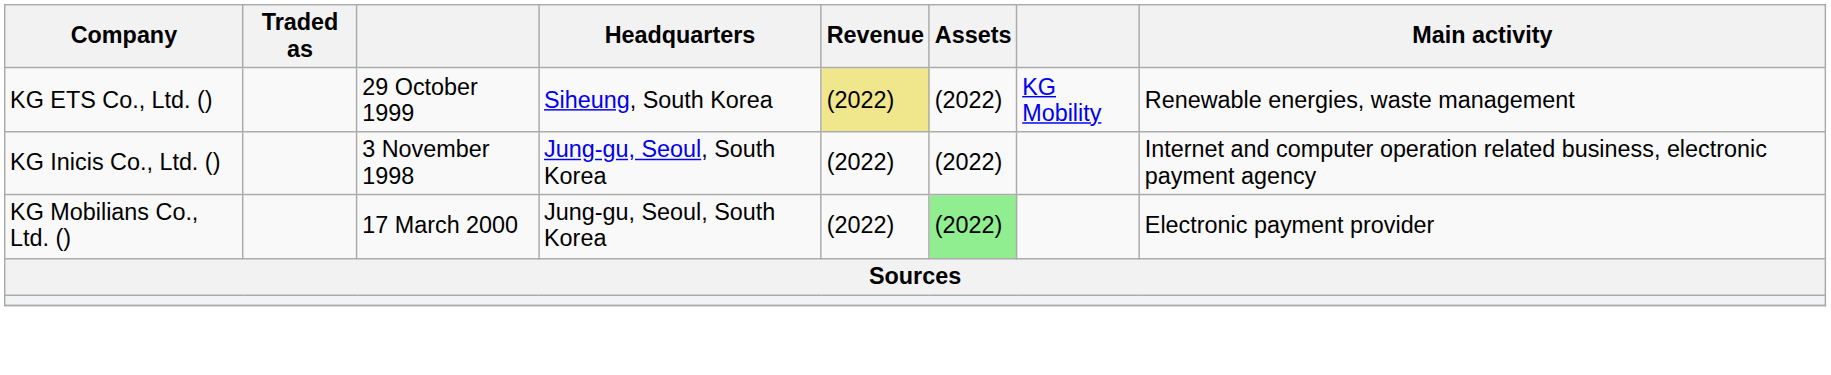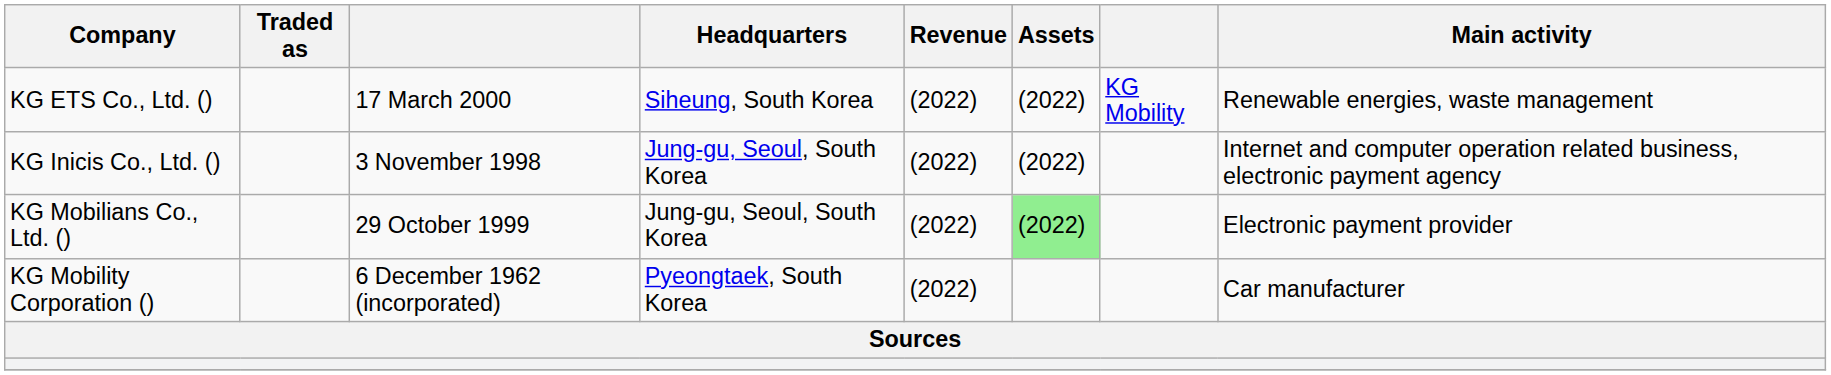(420, 99) 29 October 1999 -> (433, 99) 17 March 2000
(860, 99) khaki background -> (943, 99) no background
(440, 226) 17 March 2000 -> (442, 226) 29 October 1999
+ row: (82, 289)
